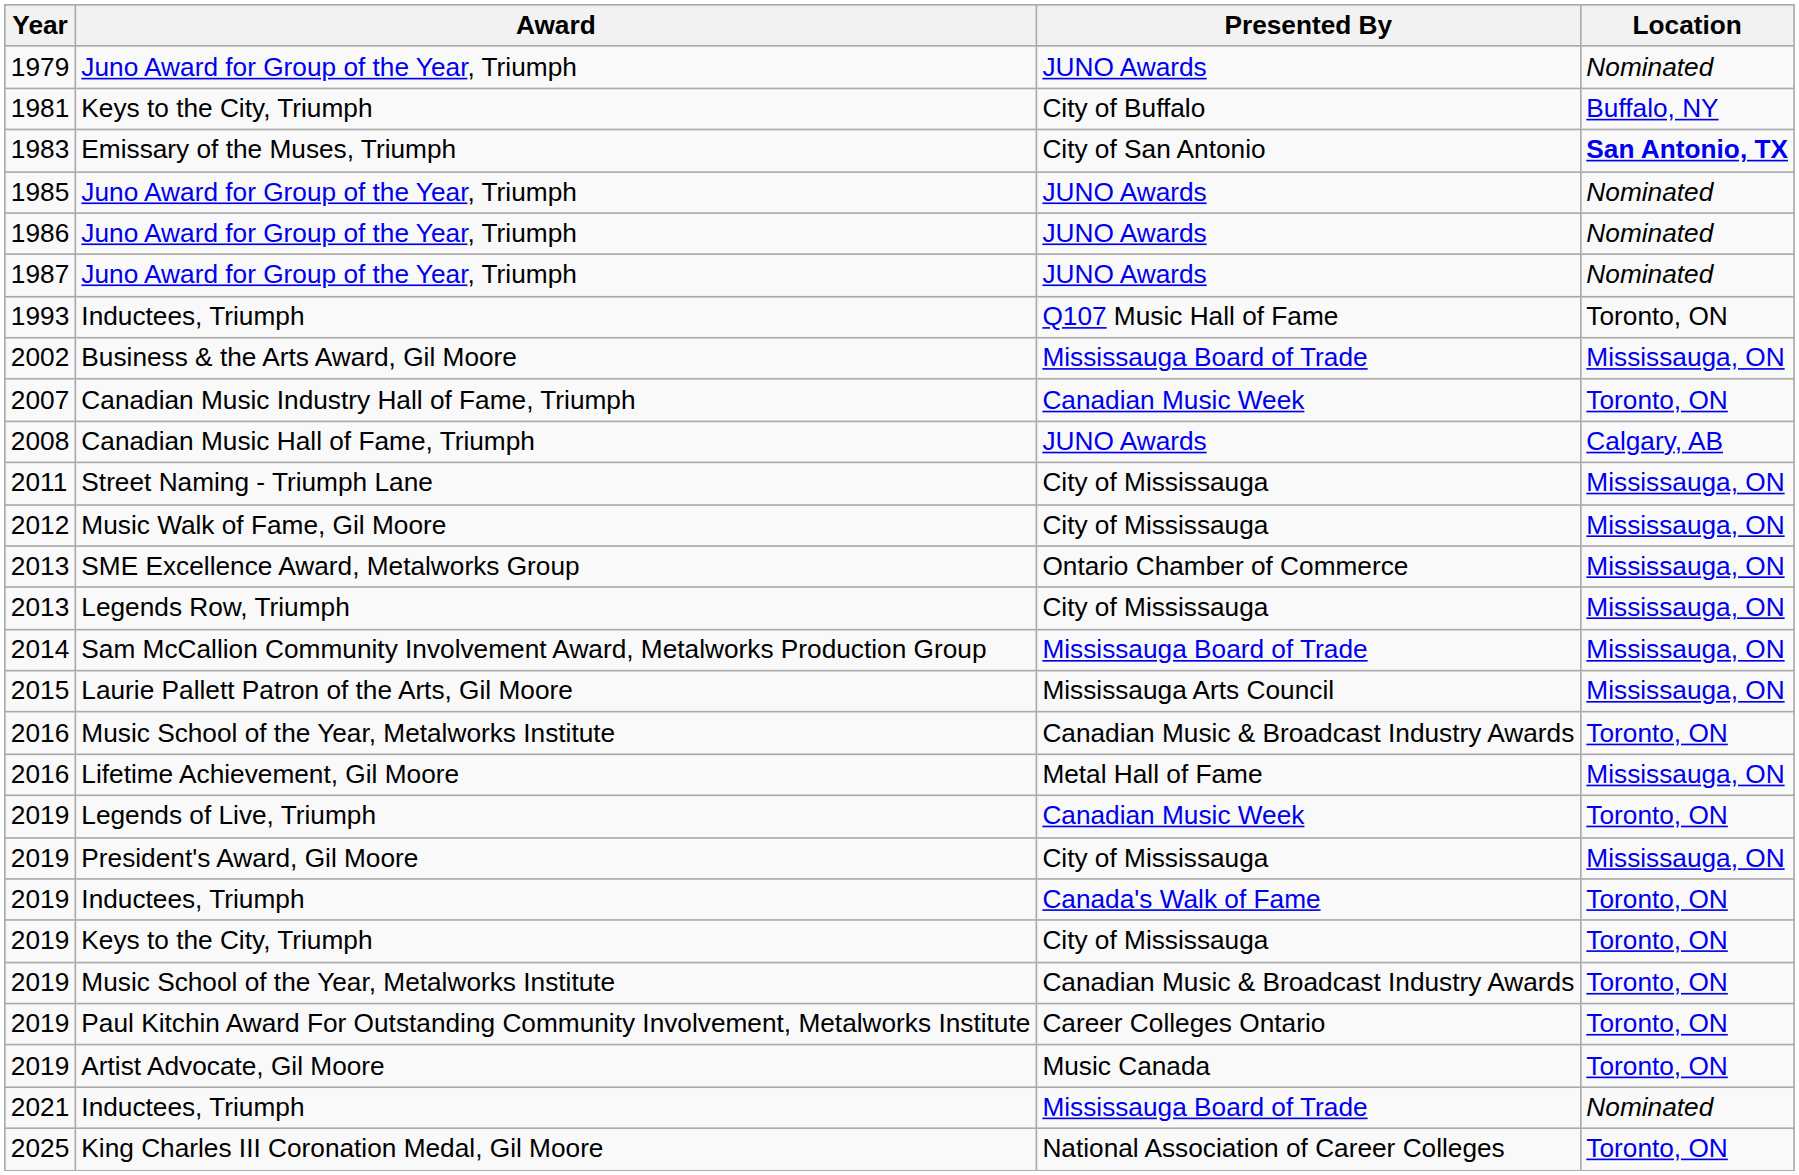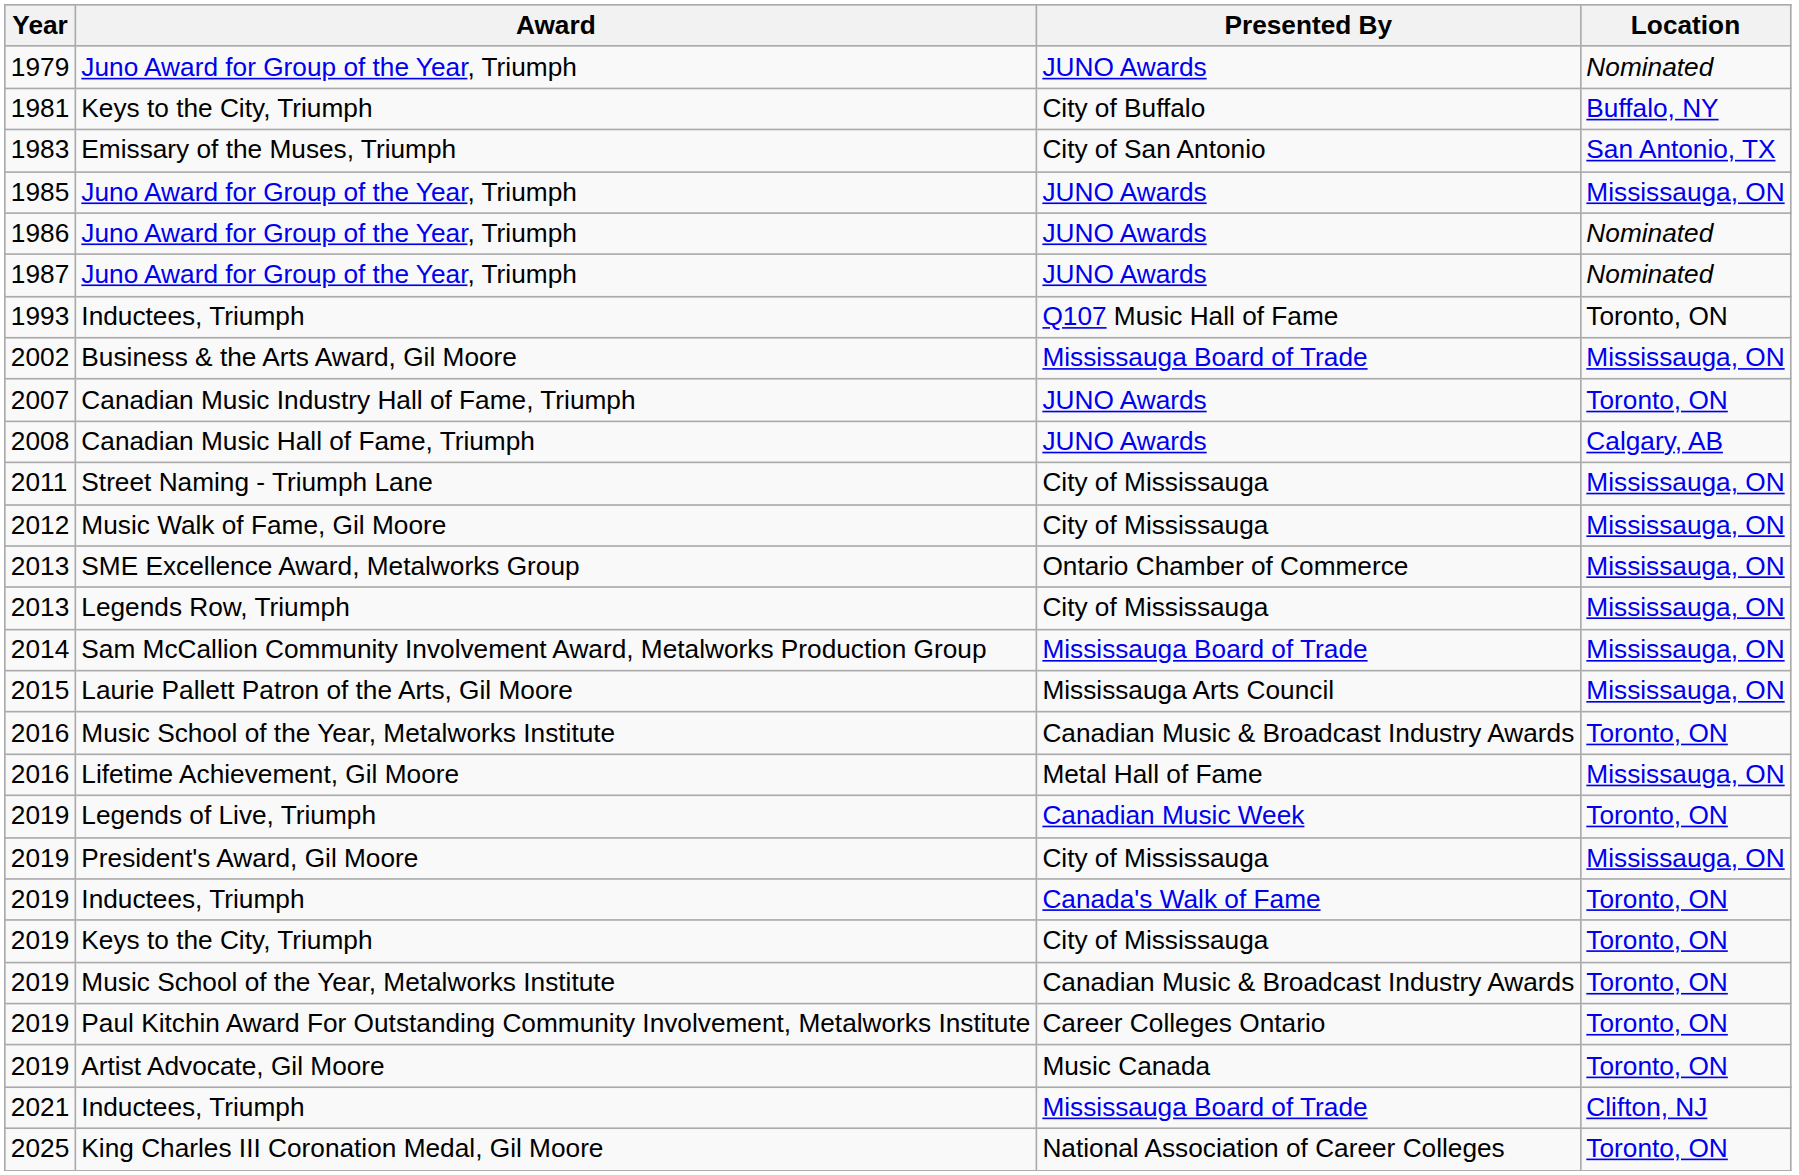(1687, 150) bold -> (1681, 150) normal
(1650, 191) Nominated -> (1685, 191) Mississauga, ON
(1173, 399) Canadian Music Week -> (1125, 399) JUNO Awards
(1650, 1107) Nominated -> (1647, 1107) Clifton, NJ
